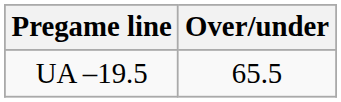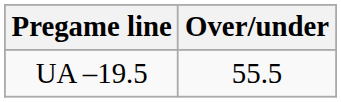(257, 73) 65.5 -> (257, 73) 55.5
